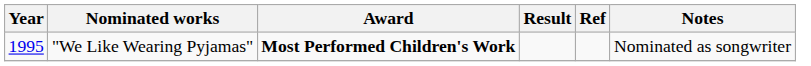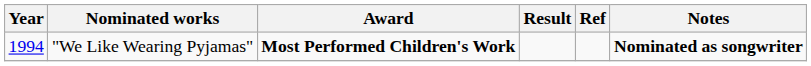(26, 46) 1995 -> (26, 46) 1994
(703, 46) normal -> (708, 46) bold
